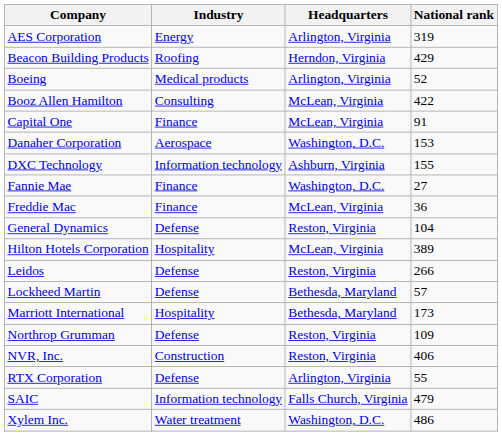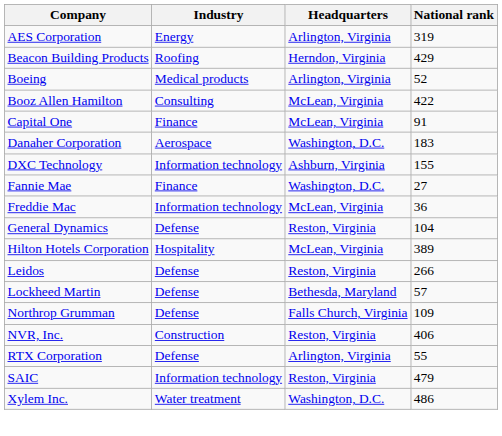(424, 143) 153 -> (424, 143) 183
(176, 206) Finance -> (218, 206) Information technology
- row: (66, 313)
(332, 334) Reston, Virginia -> (348, 313) Falls Church, Virginia
(348, 398) Falls Church, Virginia -> (332, 377) Reston, Virginia
